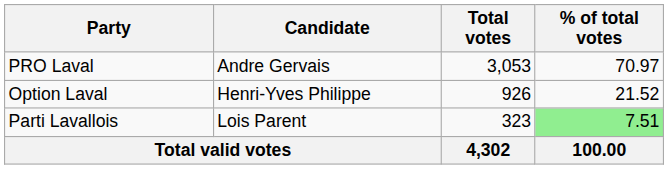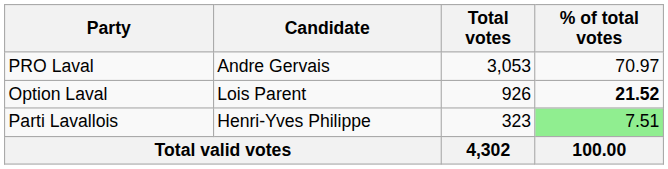(294, 94) Henri-Yves Philippe -> (262, 94) Lois Parent
(637, 94) normal -> (637, 94) bold
(262, 121) Lois Parent -> (294, 121) Henri-Yves Philippe
